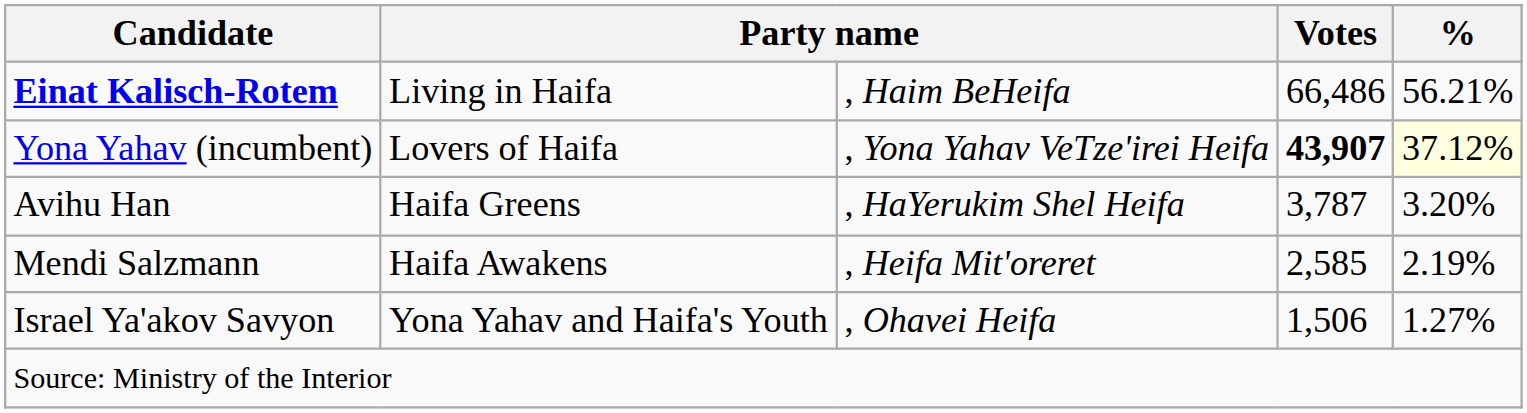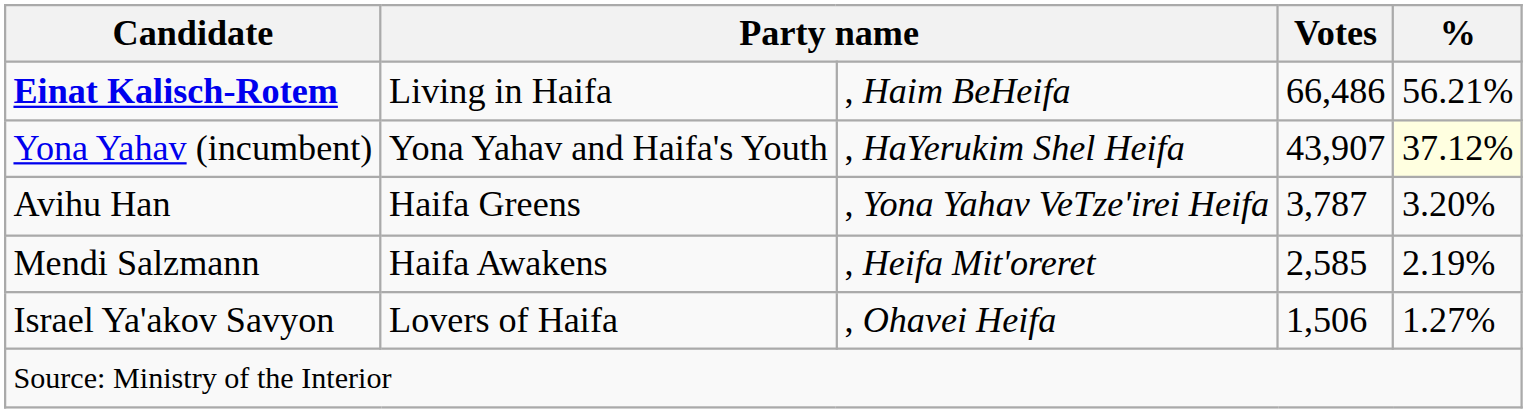(504, 147) Lovers of Haifa -> (608, 147) Yona Yahav and Haifa's Youth
(1057, 147) , Yona Yahav VeTze'irei Heifa -> (1015, 147) , HaYerukim Shel Heifa
(1336, 147) bold -> (1336, 147) normal
(1015, 205) , HaYerukim Shel Heifa -> (1057, 205) , Yona Yahav VeTze'irei Heifa
(608, 319) Yona Yahav and Haifa's Youth -> (504, 319) Lovers of Haifa
